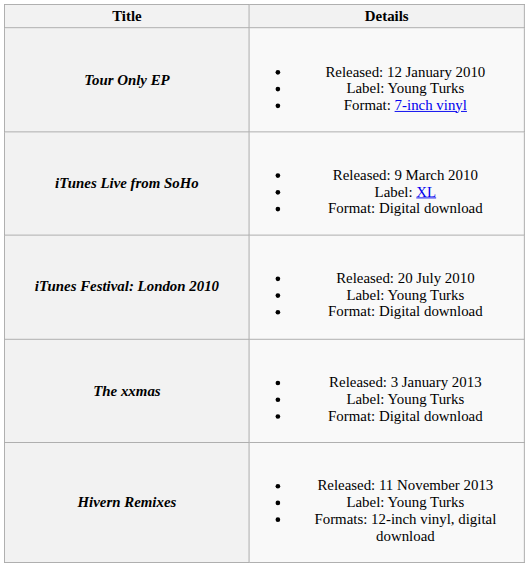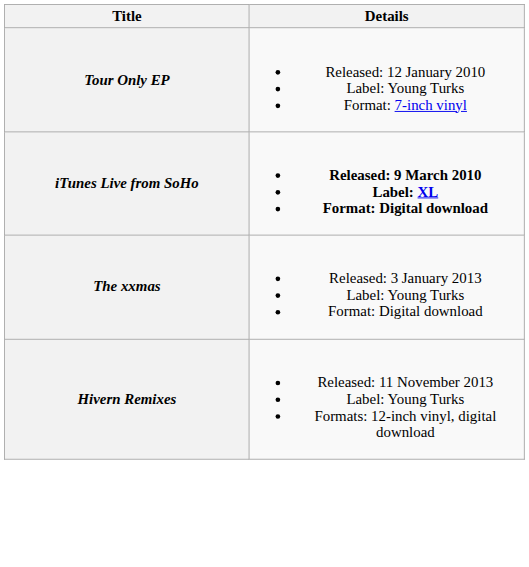(387, 192) normal -> (387, 192) bold
- row: (127, 287)
